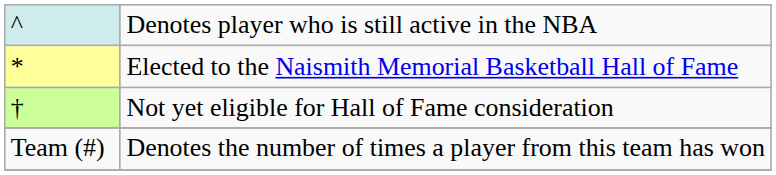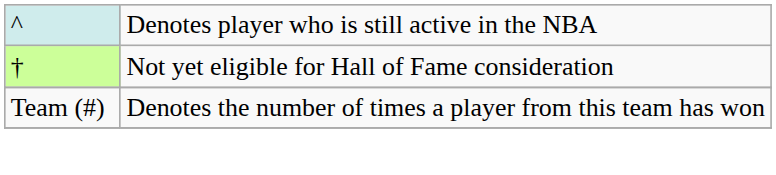- row: (432, 66)
